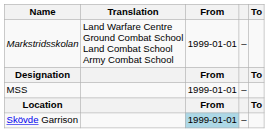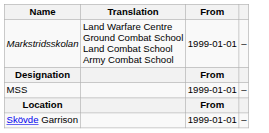- column: (257, 12)
(212, 120) lightblue background -> (212, 120) no background
